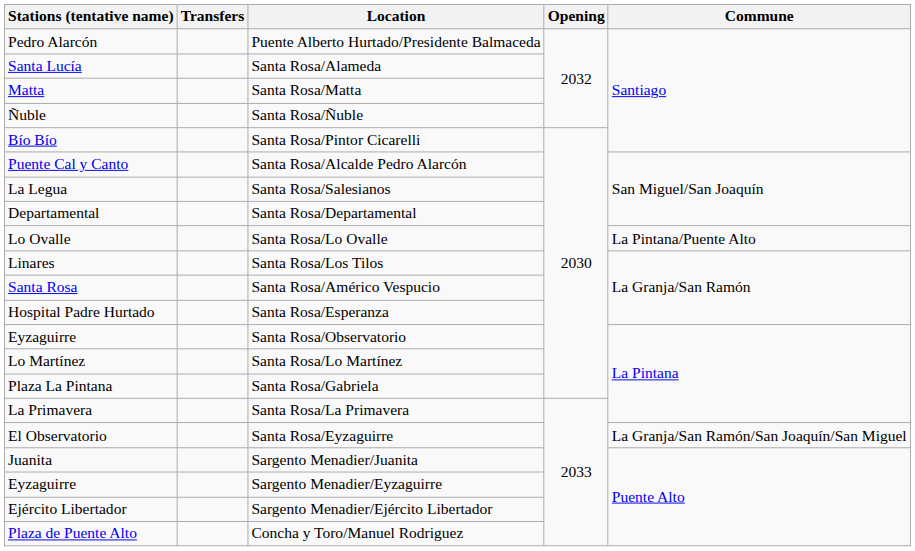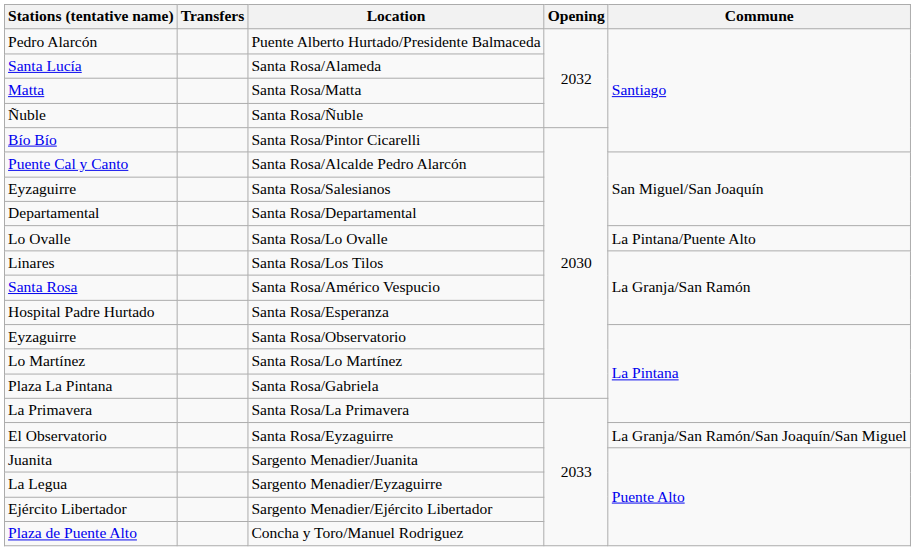(38, 189) La Legua -> (42, 189) Eyzaguirre
(42, 484) Eyzaguirre -> (38, 484) La Legua
